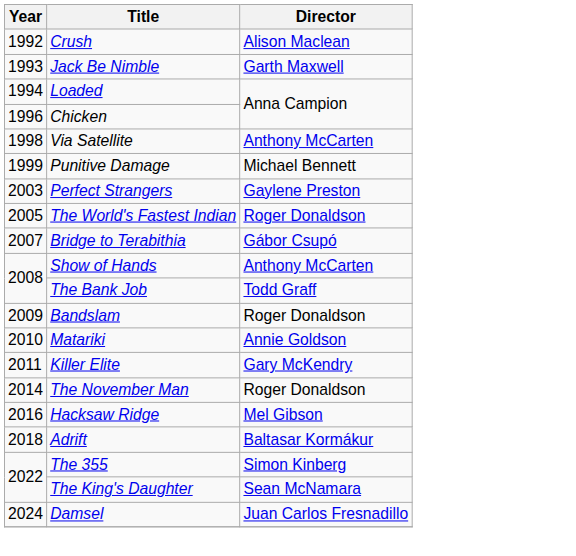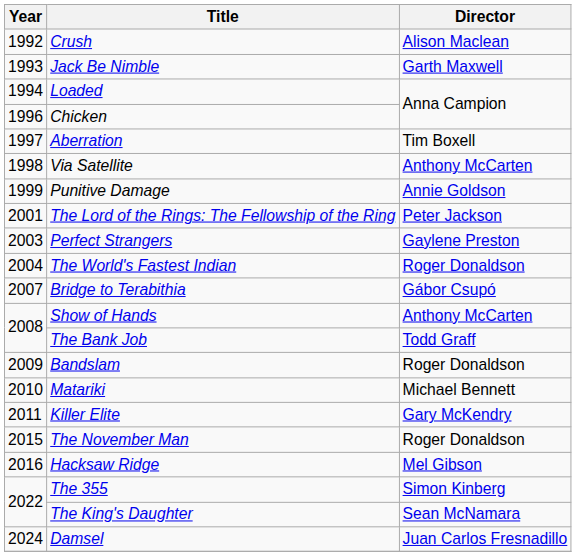+ row: (86, 141)
(300, 166) Michael Bennett -> (454, 191) Annie Goldson
+ row: (223, 215)
(26, 215) 2005 -> (26, 265) 2004
(295, 340) Annie Goldson -> (459, 389) Michael Bennett
(26, 389) 2014 -> (26, 439) 2015
- row: (69, 439)
